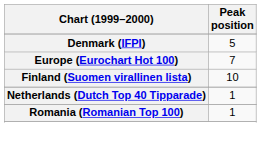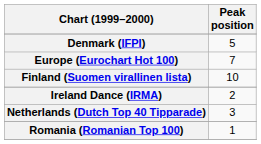+ row: (106, 95)
(232, 95) 1 -> (232, 113) 3
